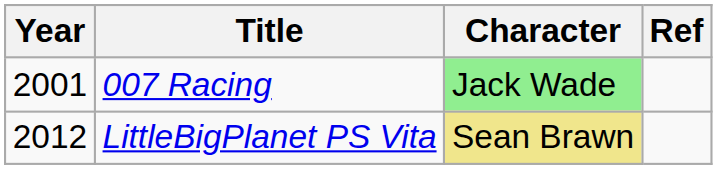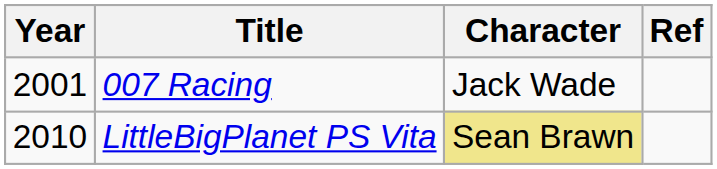(534, 84) lightgreen background -> (534, 84) no background
(50, 137) 2012 -> (50, 137) 2010
